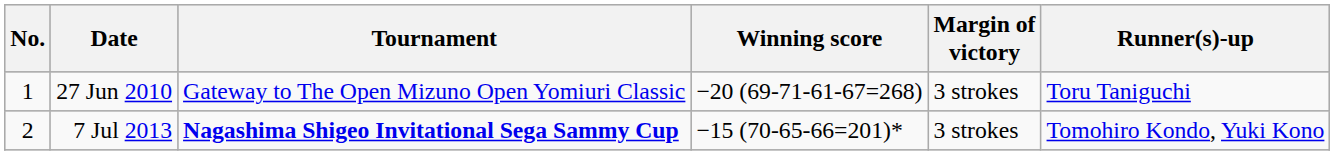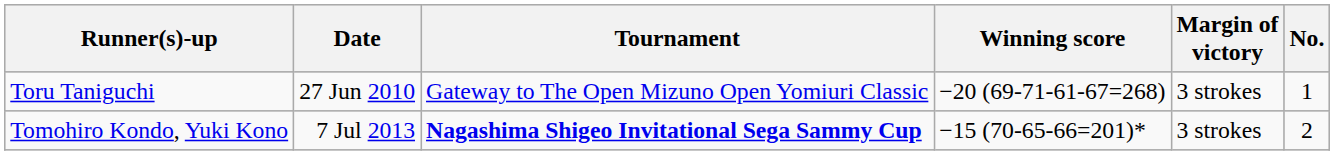columns swapped: (28, 38) <-> (1185, 38)
